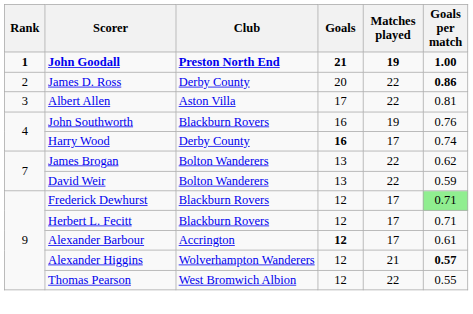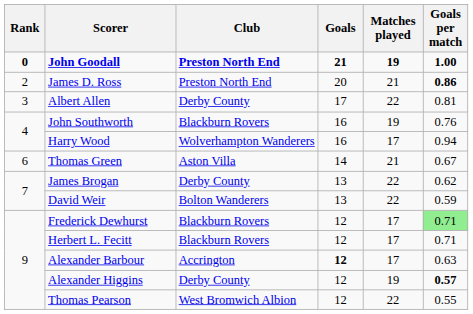(25, 62) 1 -> (25, 62) 0
(214, 82) Derby County -> (225, 82) Preston North End
(393, 82) 22 -> (393, 82) 21
(207, 101) Aston Villa -> (214, 101) Derby County
(214, 141) Derby County -> (247, 141) Wolverhampton Wanderers
(340, 141) bold -> (340, 141) normal
(446, 141) 0.74 -> (446, 141) 0.94
+ row: (85, 161)
(224, 161) Bolton Wanderers -> (214, 181) Derby County
(446, 240) 0.61 -> (446, 260) 0.63
(247, 260) Wolverhampton Wanderers -> (214, 279) Derby County
(393, 260) 21 -> (393, 279) 19
